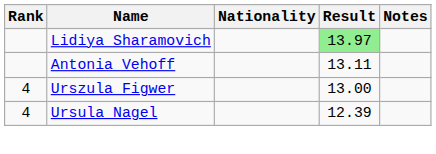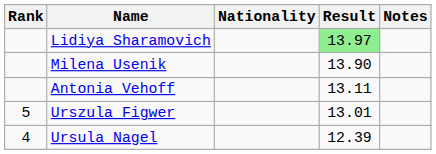+ row: (109, 65)
(26, 89) 4 -> (26, 113) 5
(349, 89) 13.00 -> (349, 113) 13.01
